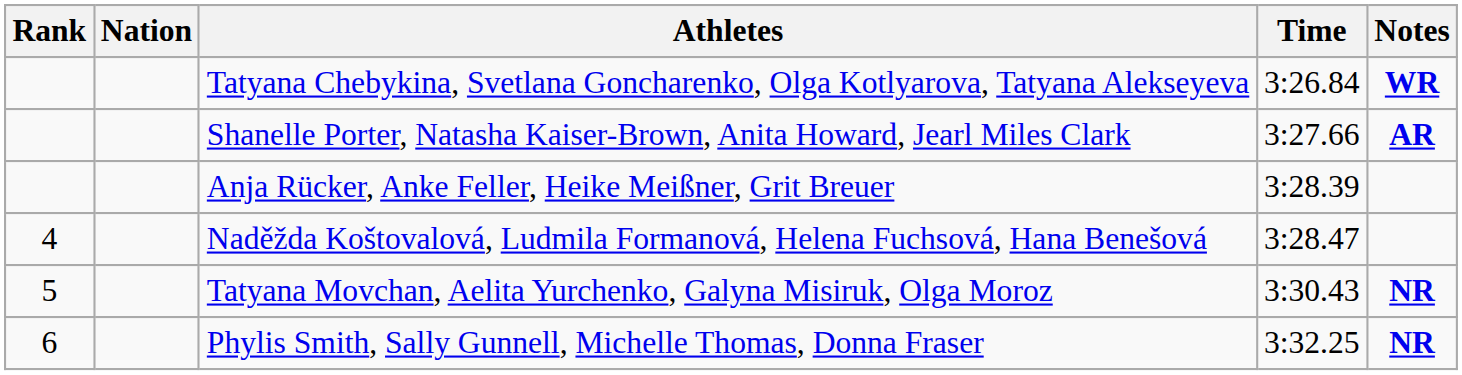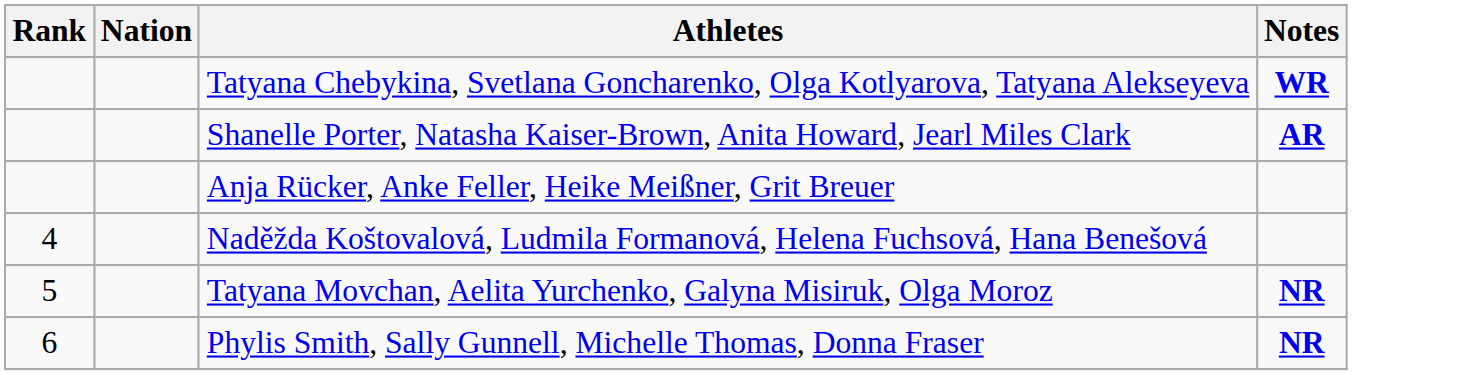- column: (1312, 30)
